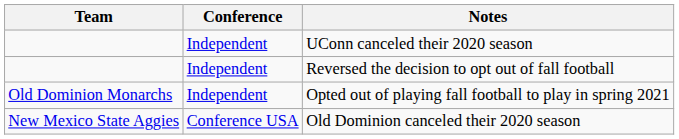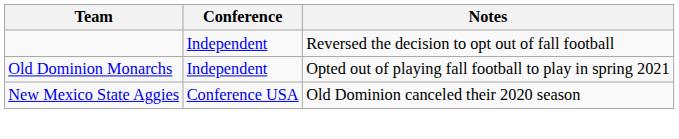- row: (419, 43)
